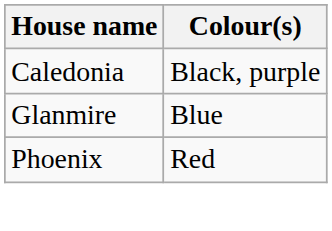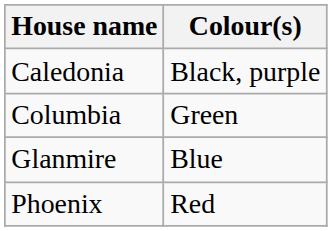+ row: (66, 114)
